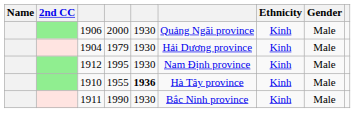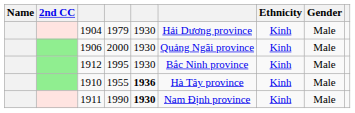rows swapped: (91, 47) <-> (91, 30)
(207, 64) Nam Định province -> (207, 64) Bắc Ninh province
(144, 99) normal -> (144, 99) bold
(207, 99) Bắc Ninh province -> (207, 99) Nam Định province
